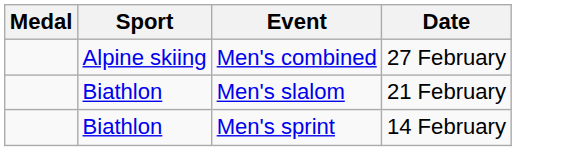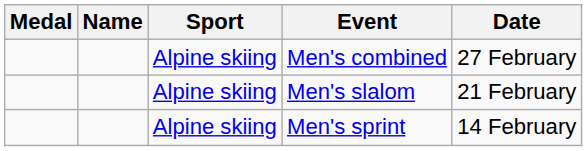+ column: (113, 22)
(122, 92) Biathlon -> (215, 92) Alpine skiing
(122, 127) Biathlon -> (215, 127) Alpine skiing
